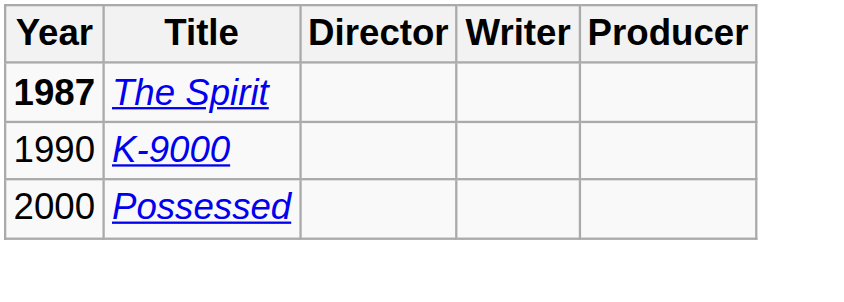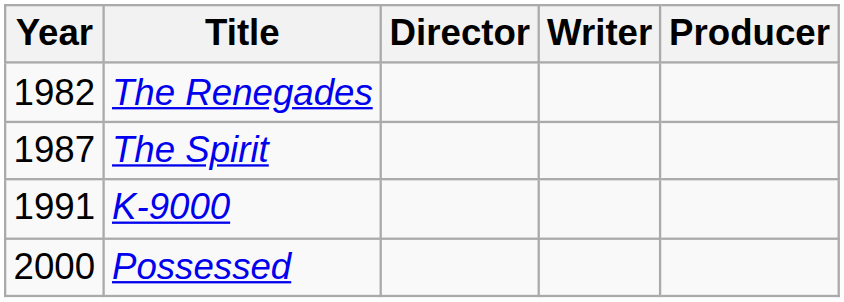+ row: (242, 91)
(54, 91) bold -> (54, 149) normal
(54, 149) 1990 -> (54, 207) 1991
